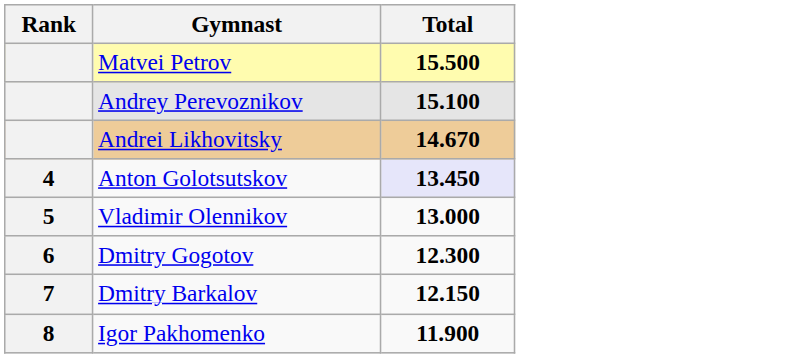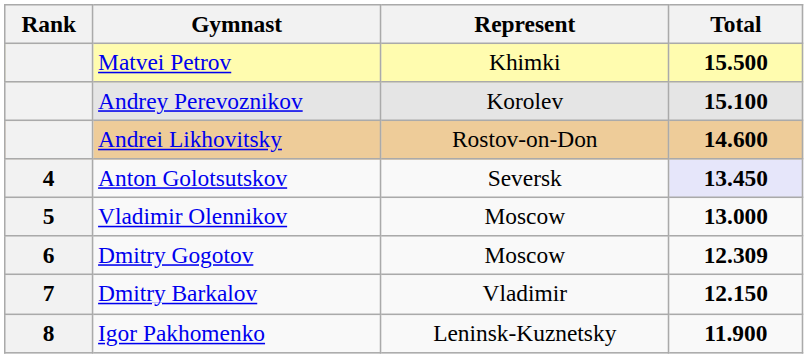+ column: (525, 23)
(448, 139) 14.670 -> (736, 139) 14.600
(448, 255) 12.300 -> (736, 255) 12.309
